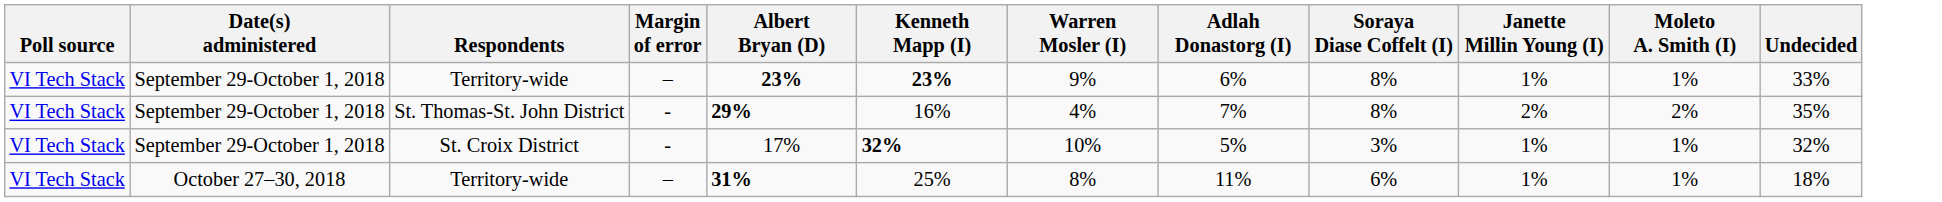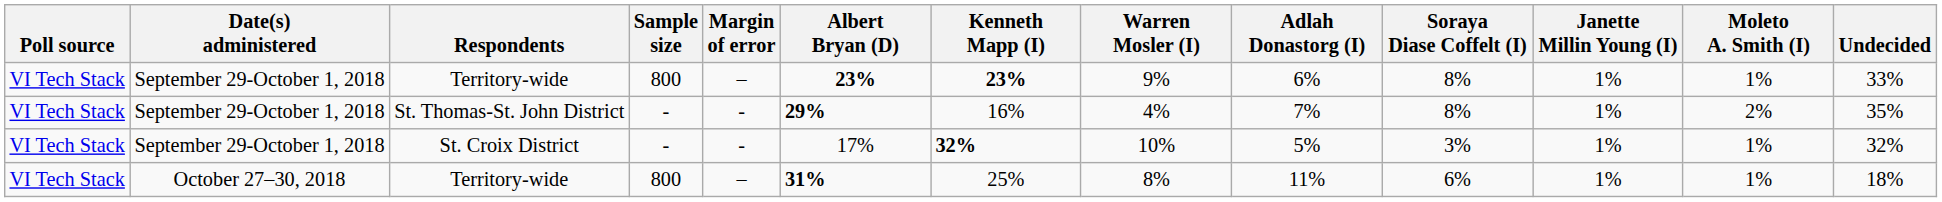+ column: (666, 33)
(1534, 112) 2% -> (1608, 112) 1%
